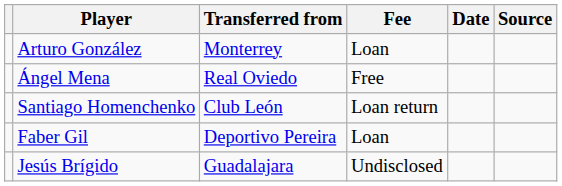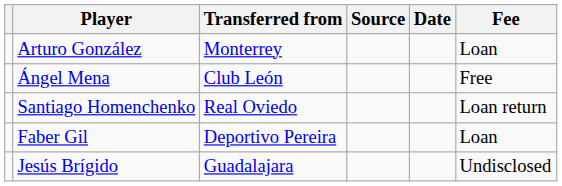columns swapped: (397, 19) <-> (525, 19)
(250, 78) Real Oviedo -> (243, 78) Club León
(243, 107) Club León -> (250, 107) Real Oviedo
